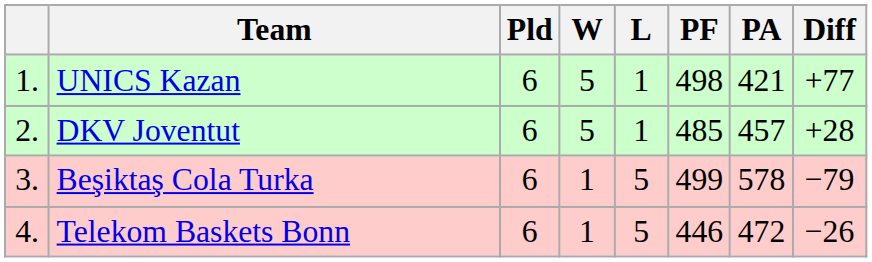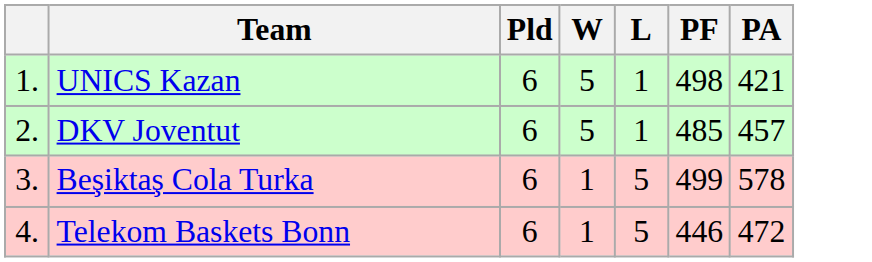- column: (830, 29)
